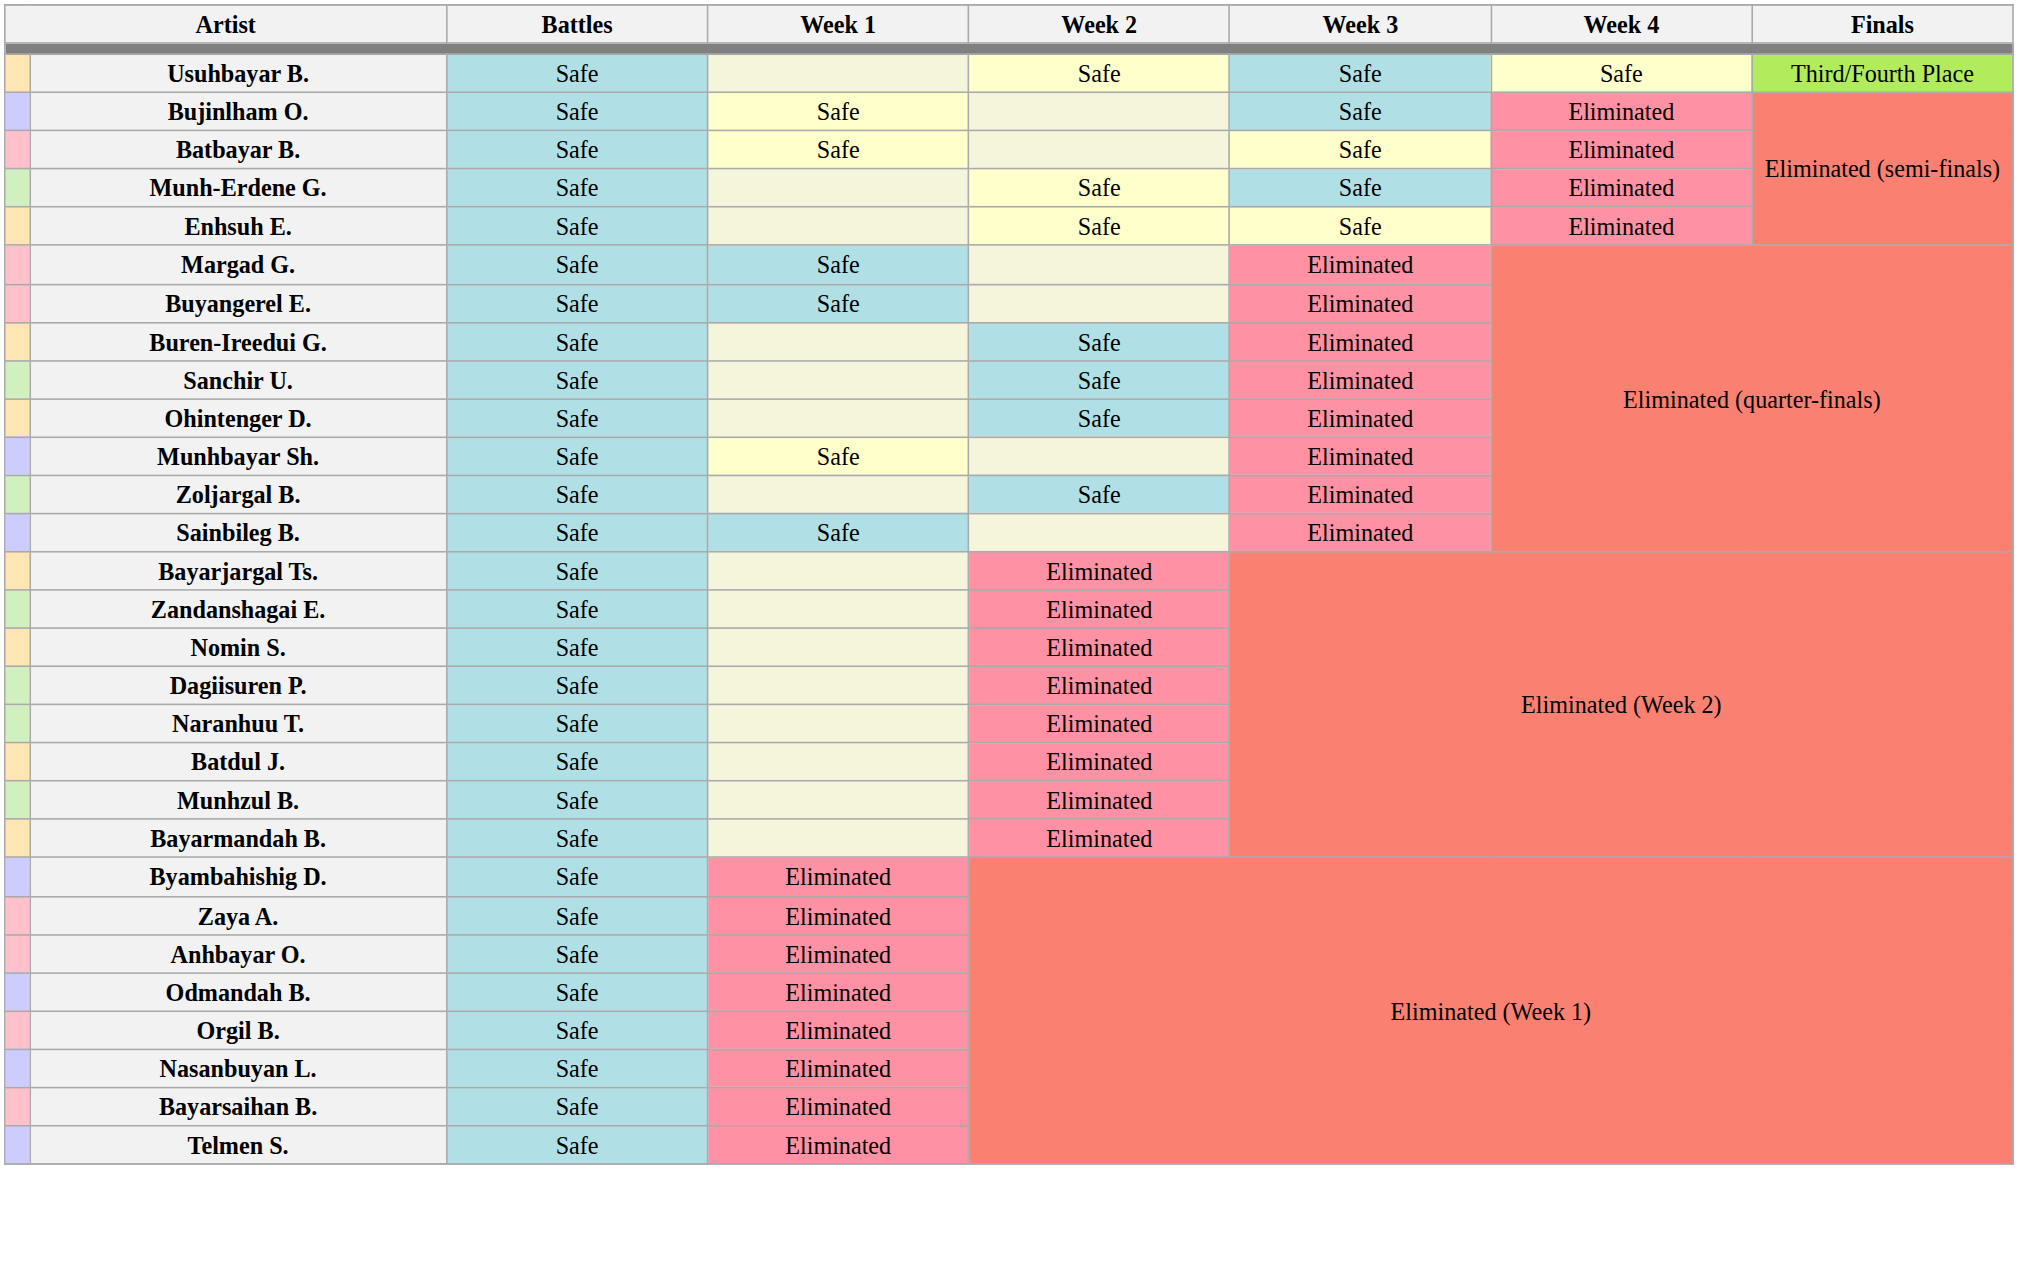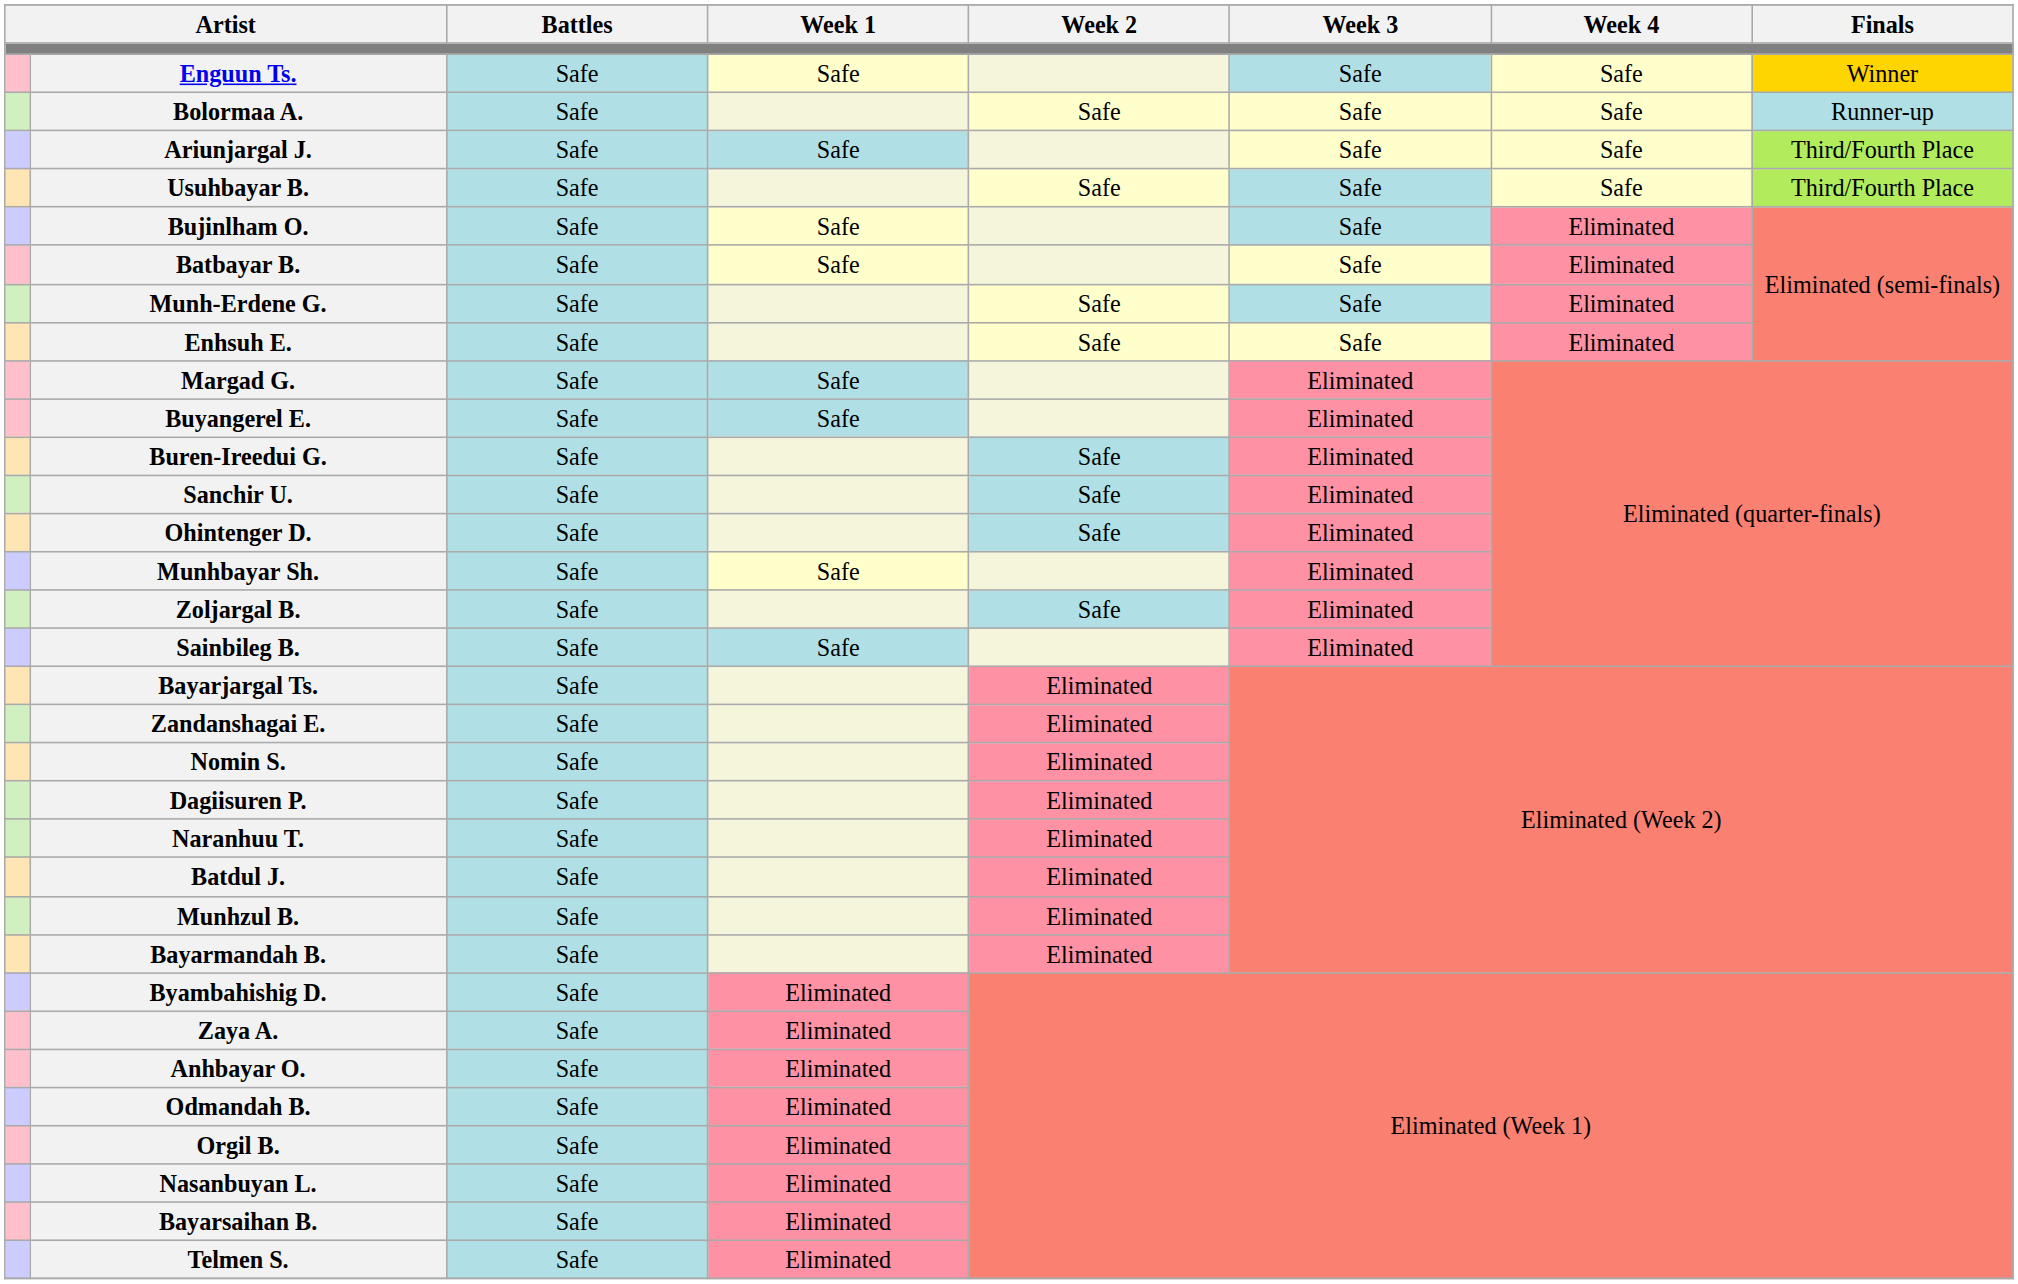+ row: (238, 74)
+ row: (238, 112)
+ row: (238, 150)
